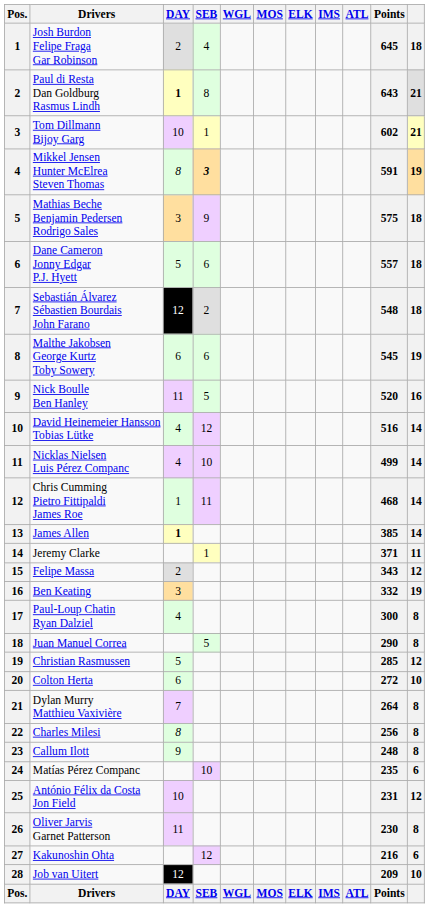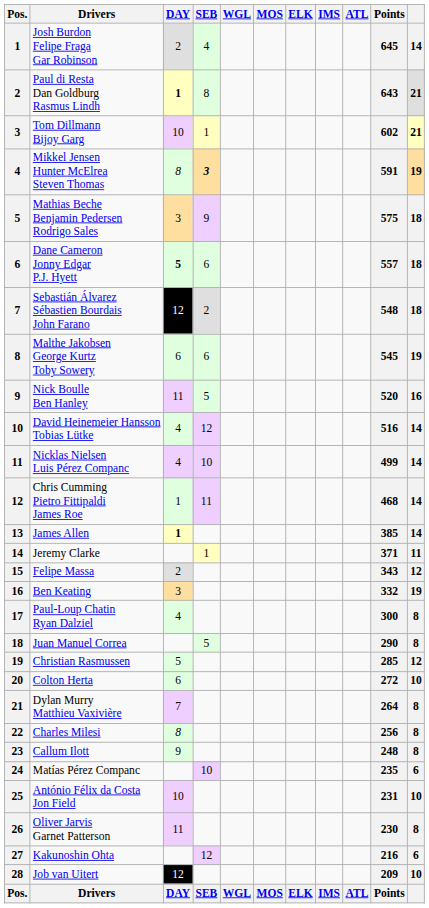(416, 46) 18 -> (416, 46) 14
(178, 264) normal -> (178, 264) bold
(416, 796) 12 -> (416, 796) 10
